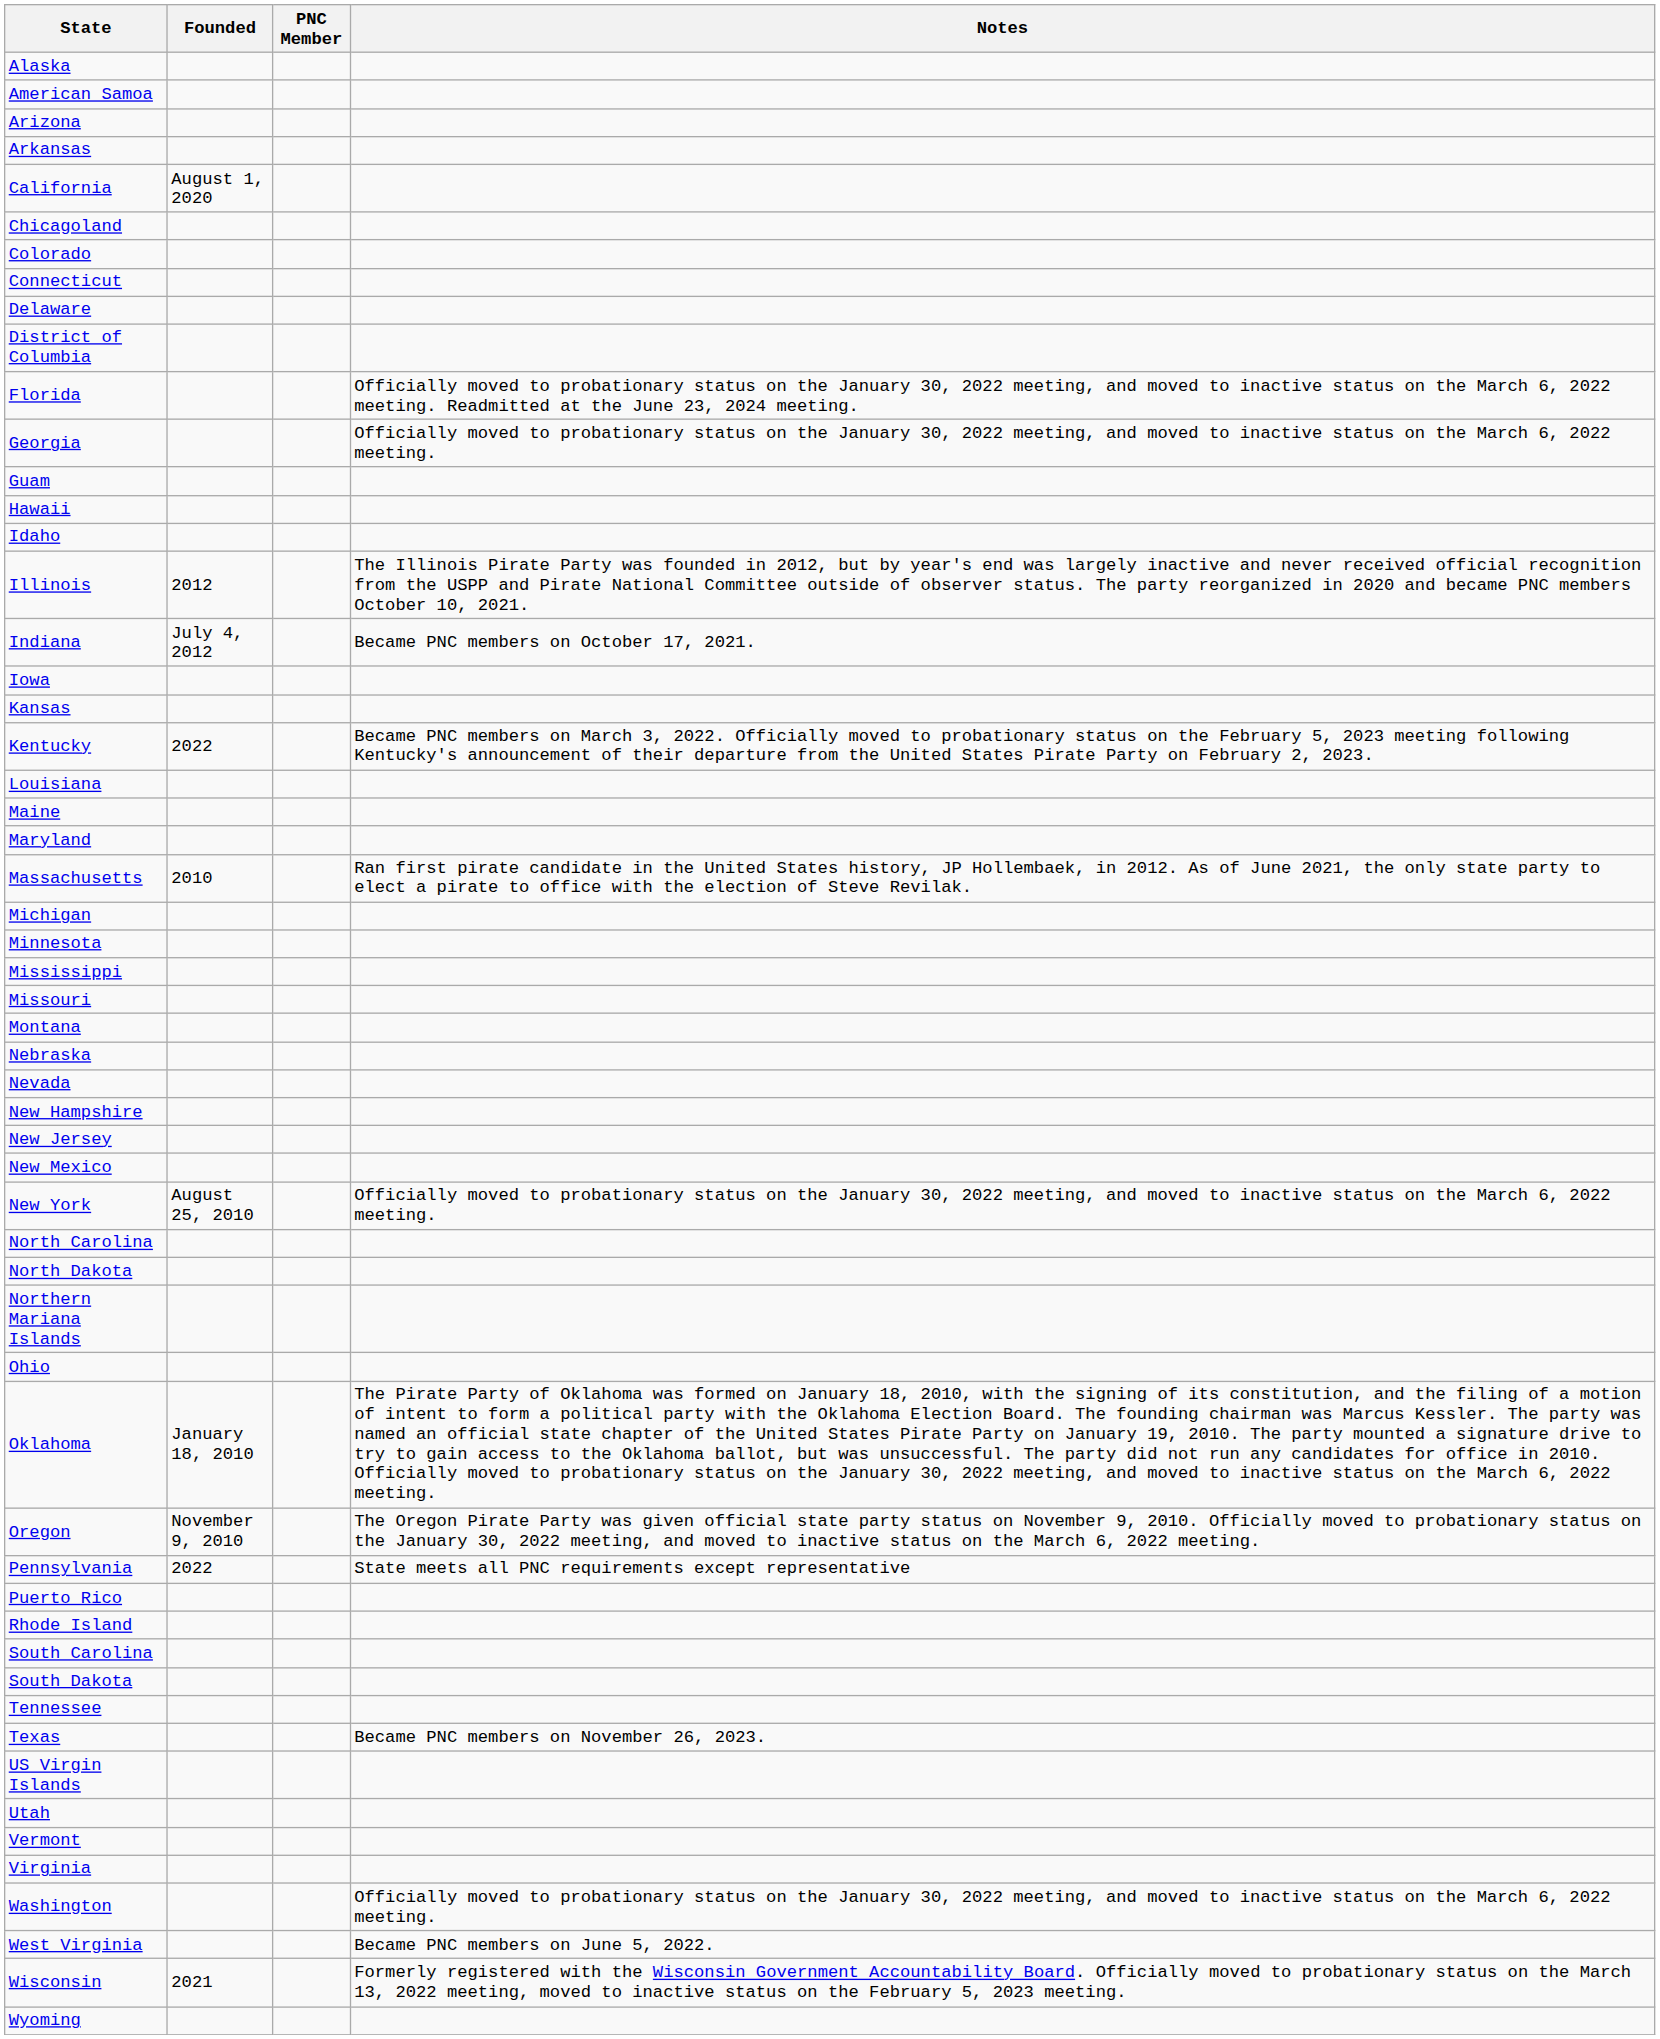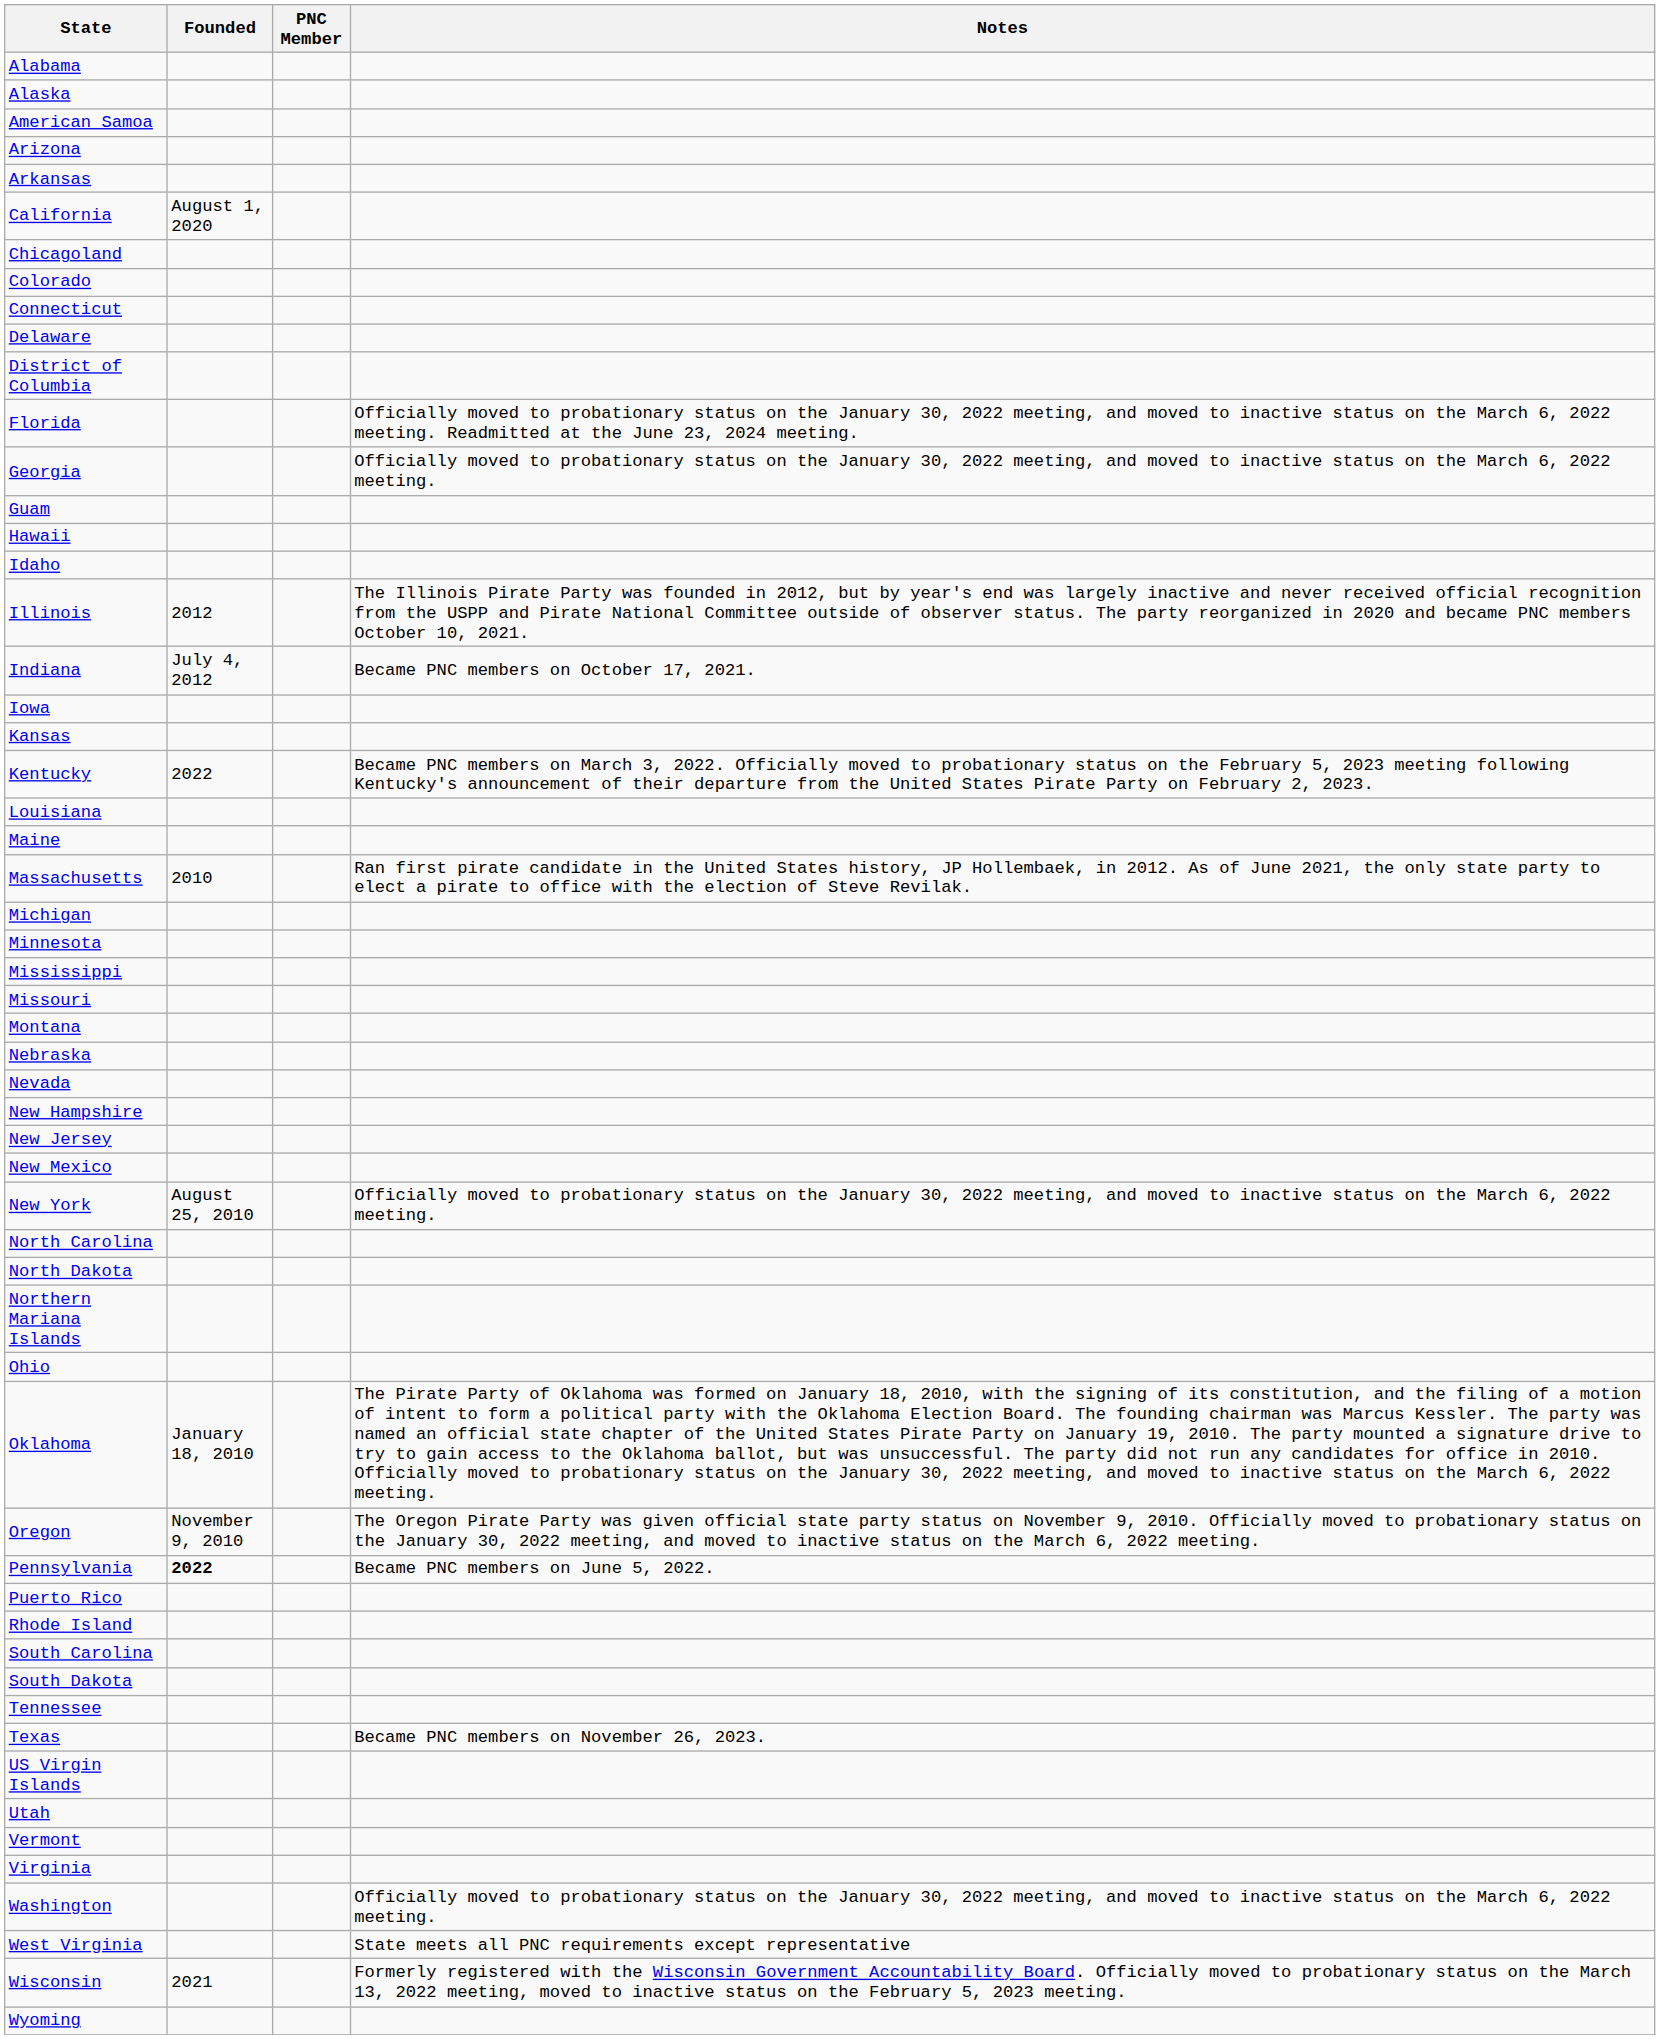+ row: (45, 66)
- row: (50, 840)
(192, 1569) normal -> (192, 1569) bold
(632, 1569) State meets all PNC requirements except representative -> (534, 1569) Became PNC members on June 5, 2022.
(534, 1945) Became PNC members on June 5, 2022. -> (632, 1945) State meets all PNC requirements except representative
